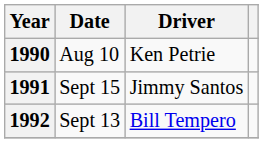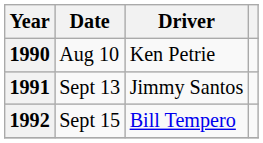(90, 88) Sept 15 -> (90, 88) Sept 13
(90, 121) Sept 13 -> (90, 121) Sept 15
